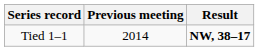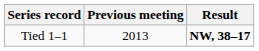(135, 35) 2014 -> (135, 35) 2013
